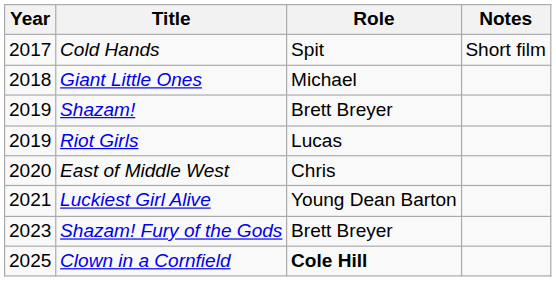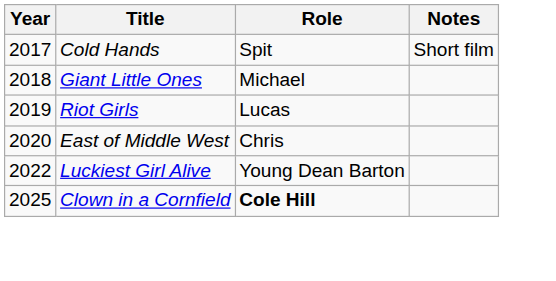- row: (98, 110)
(30, 200) 2021 -> (30, 170) 2022
- row: (171, 230)
